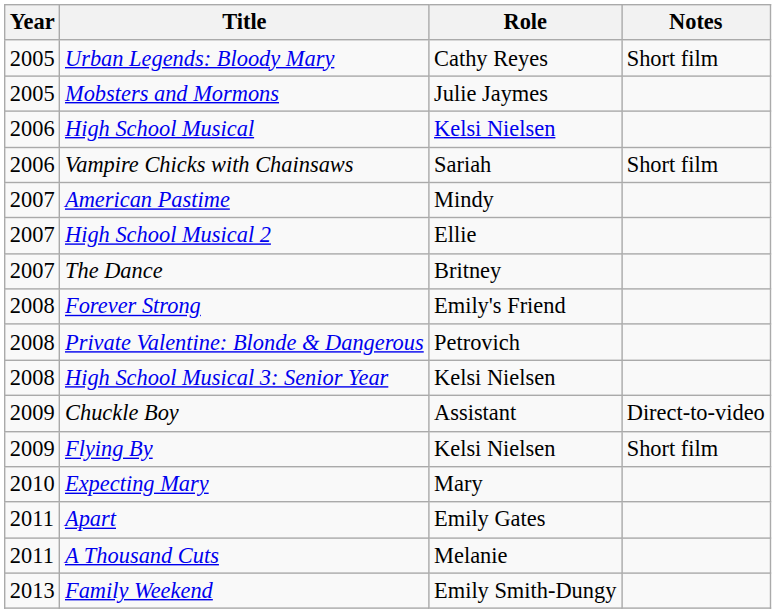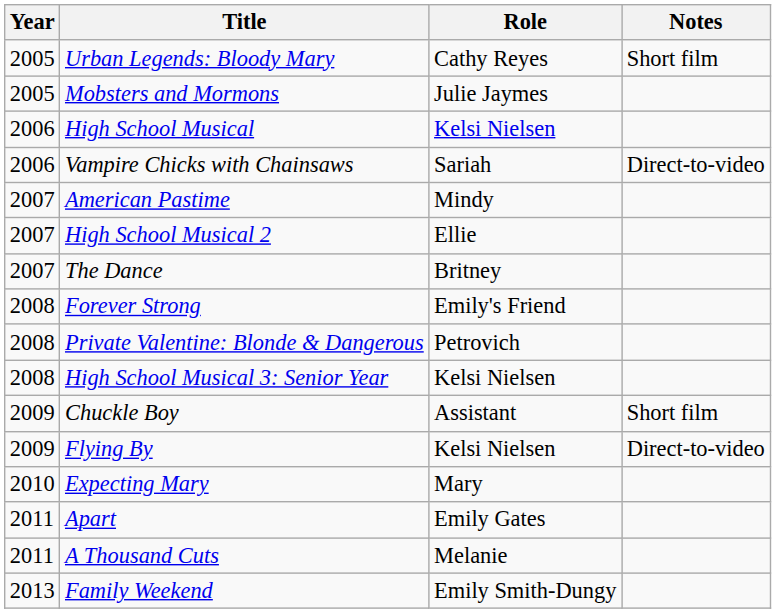(672, 164) Short film -> (696, 164) Direct-to-video
(696, 413) Direct-to-video -> (672, 413) Short film
(672, 448) Short film -> (696, 448) Direct-to-video
